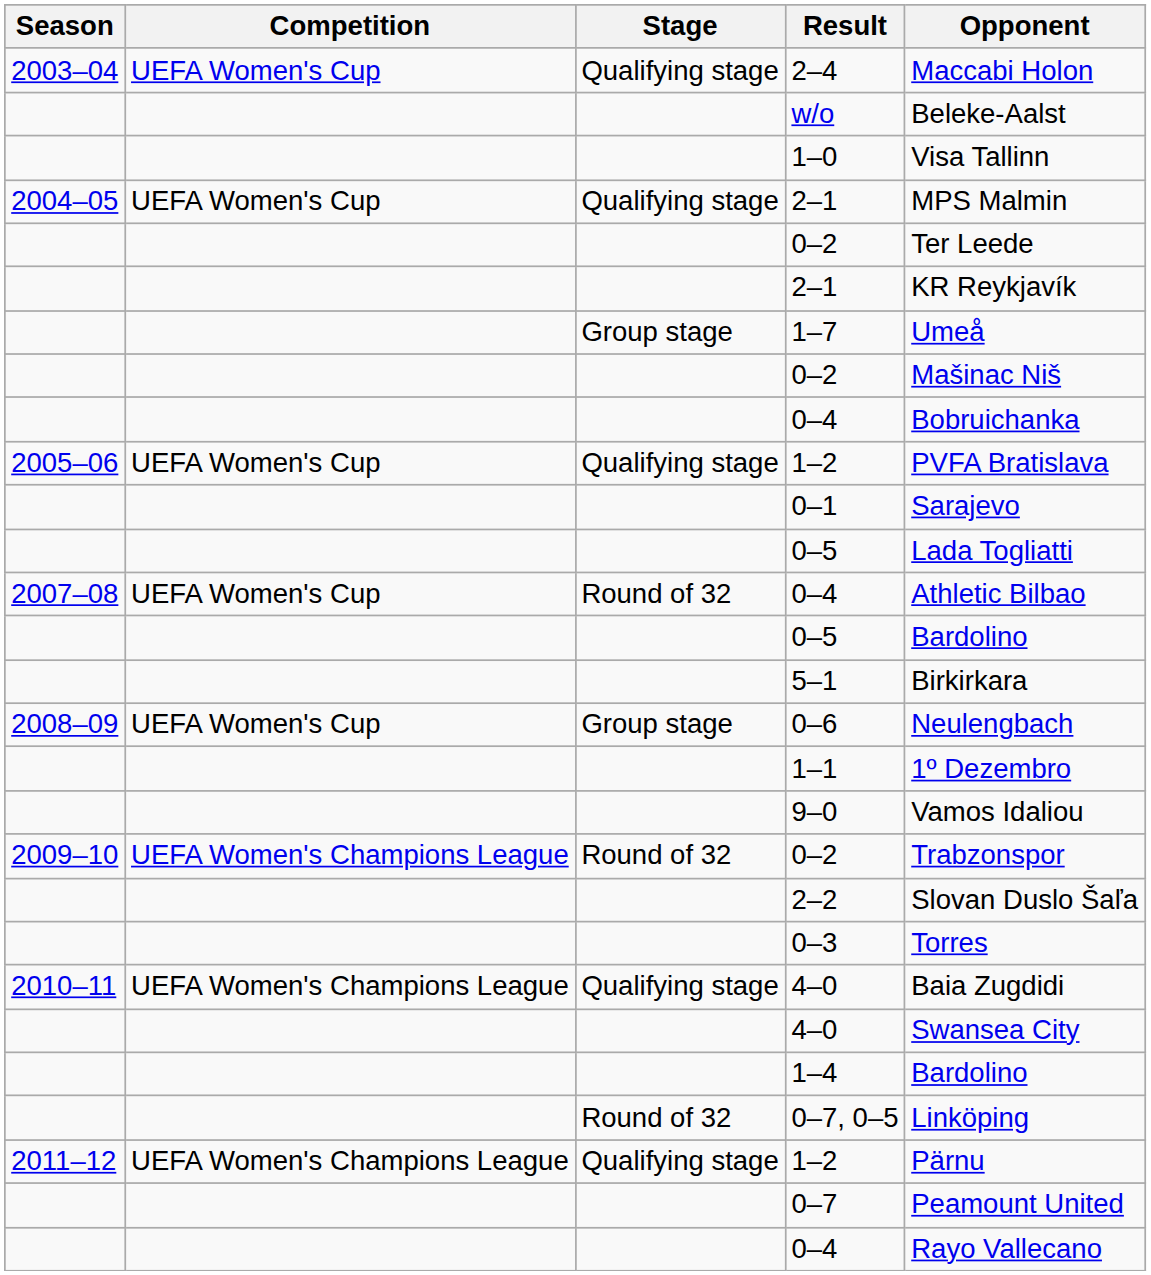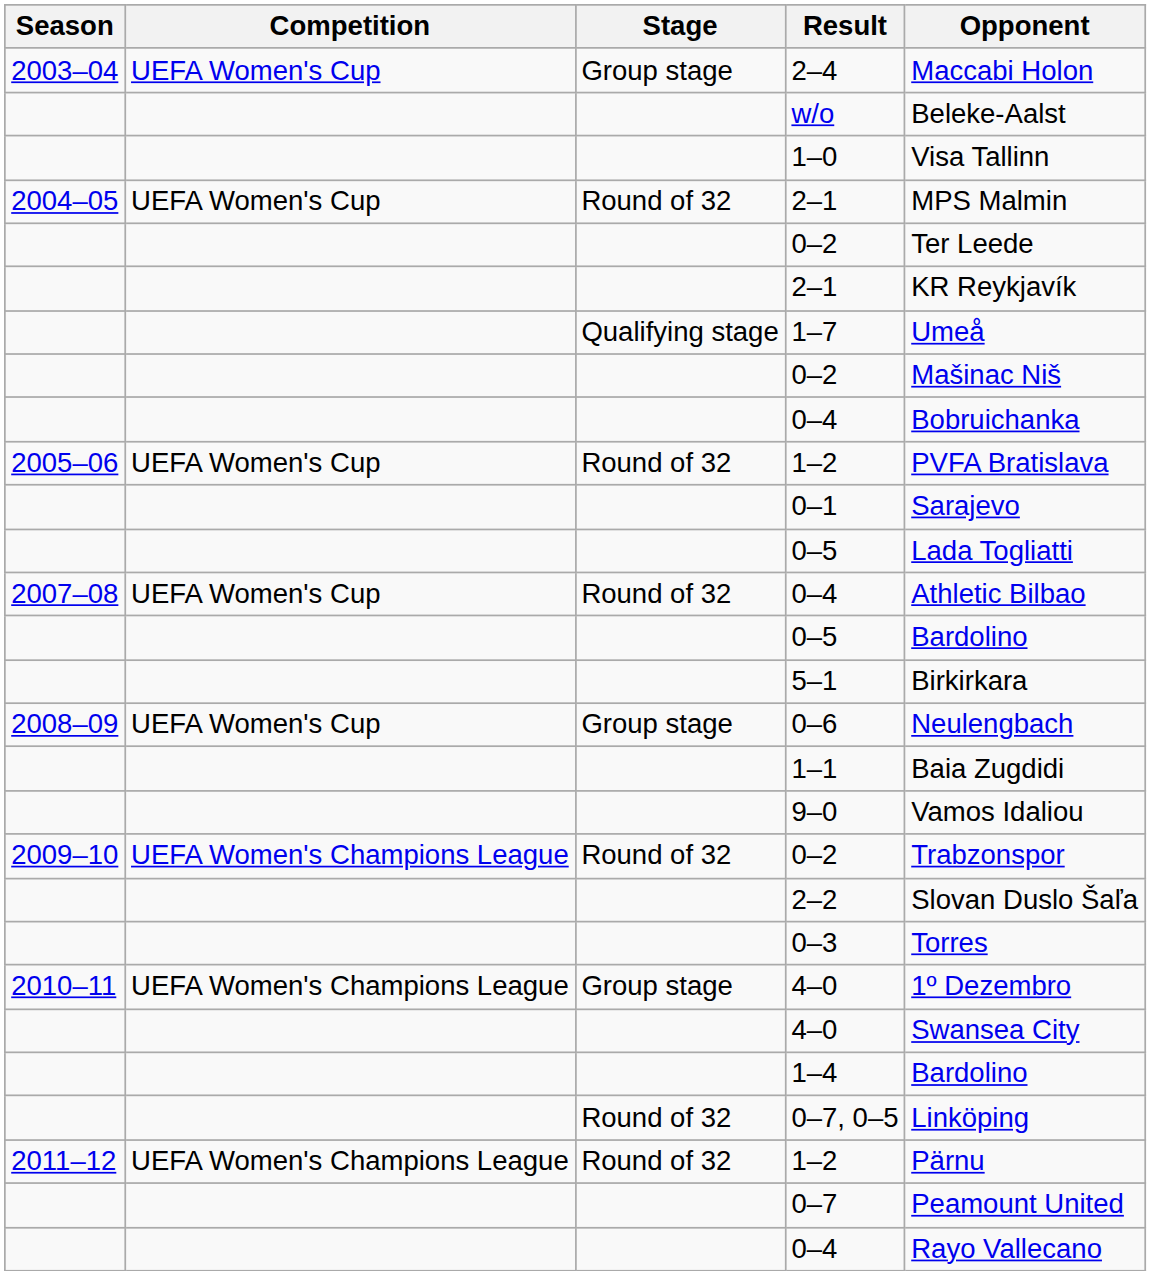(680, 69) Qualifying stage -> (657, 69) Group stage
(680, 200) Qualifying stage -> (656, 200) Round of 32
(657, 331) Group stage -> (680, 331) Qualifying stage
(680, 462) Qualifying stage -> (656, 462) Round of 32
(991, 768) 1º Dezembro -> (988, 768) Baia Zugdidi
(680, 986) Qualifying stage -> (657, 986) Group stage
(988, 986) Baia Zugdidi -> (991, 986) 1º Dezembro
(680, 1161) Qualifying stage -> (656, 1161) Round of 32
